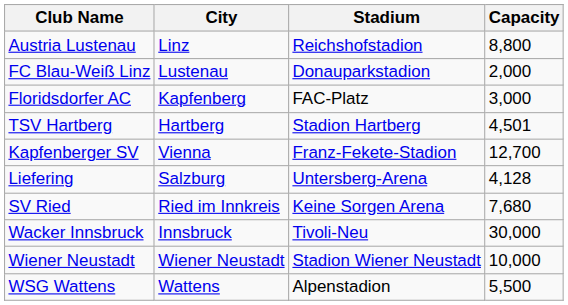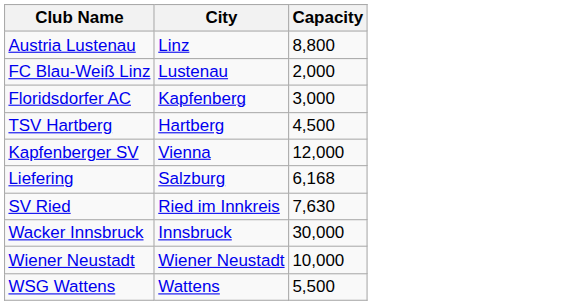- column: (387, 17)
(510, 125) 4,501 -> (314, 125) 4,500
(515, 152) 12,700 -> (318, 152) 12,000
(510, 179) 4,128 -> (314, 179) 6,168
(510, 206) 7,680 -> (314, 206) 7,630
